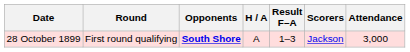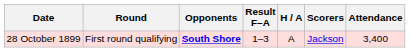columns swapped: (256, 17) <-> (287, 17)
(375, 39) 3,000 -> (375, 39) 3,400
